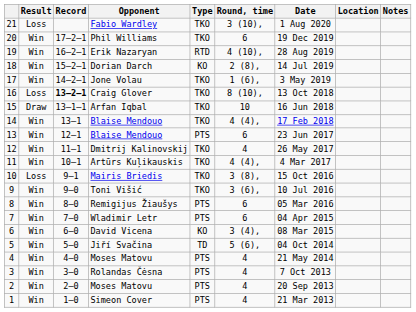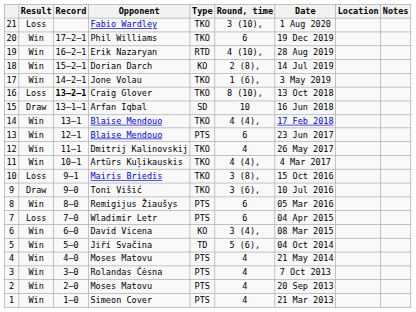(202, 108) TKO -> (202, 108) SD
(36, 190) Win -> (36, 190) Draw
(36, 218) Win -> (36, 218) Loss
